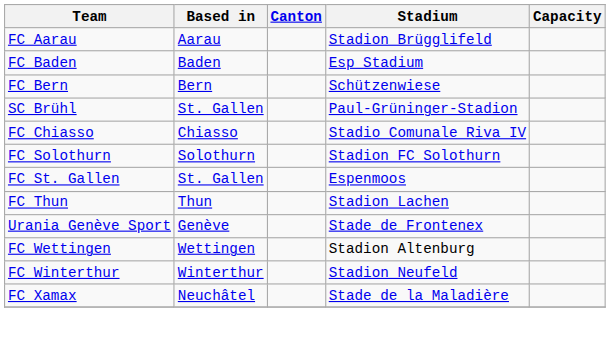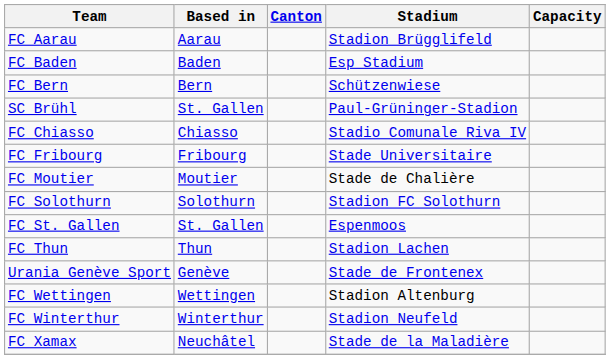+ row: (55, 156)
+ row: (51, 179)
